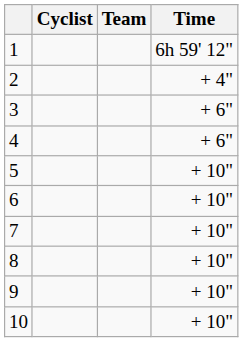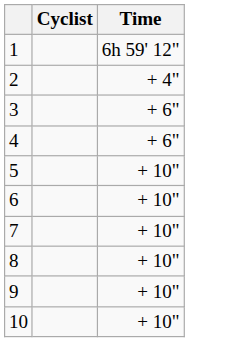- column: (124, 19)
